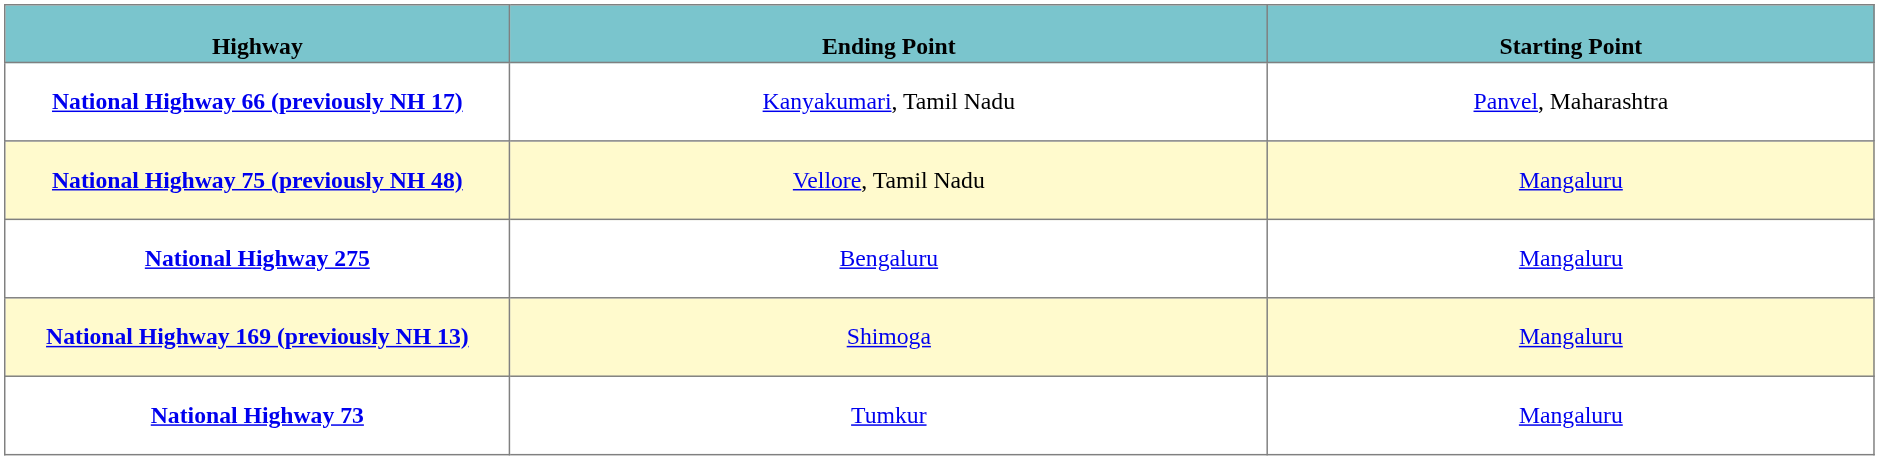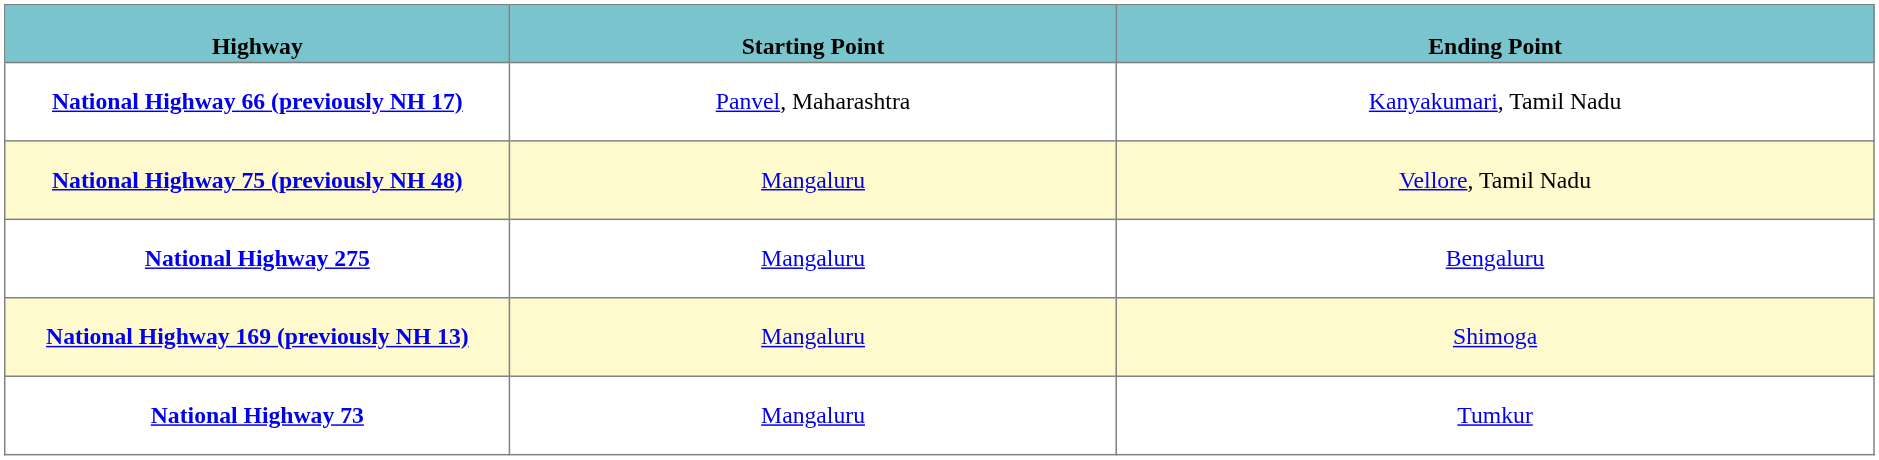columns swapped: (1571, 46) <-> (889, 46)
